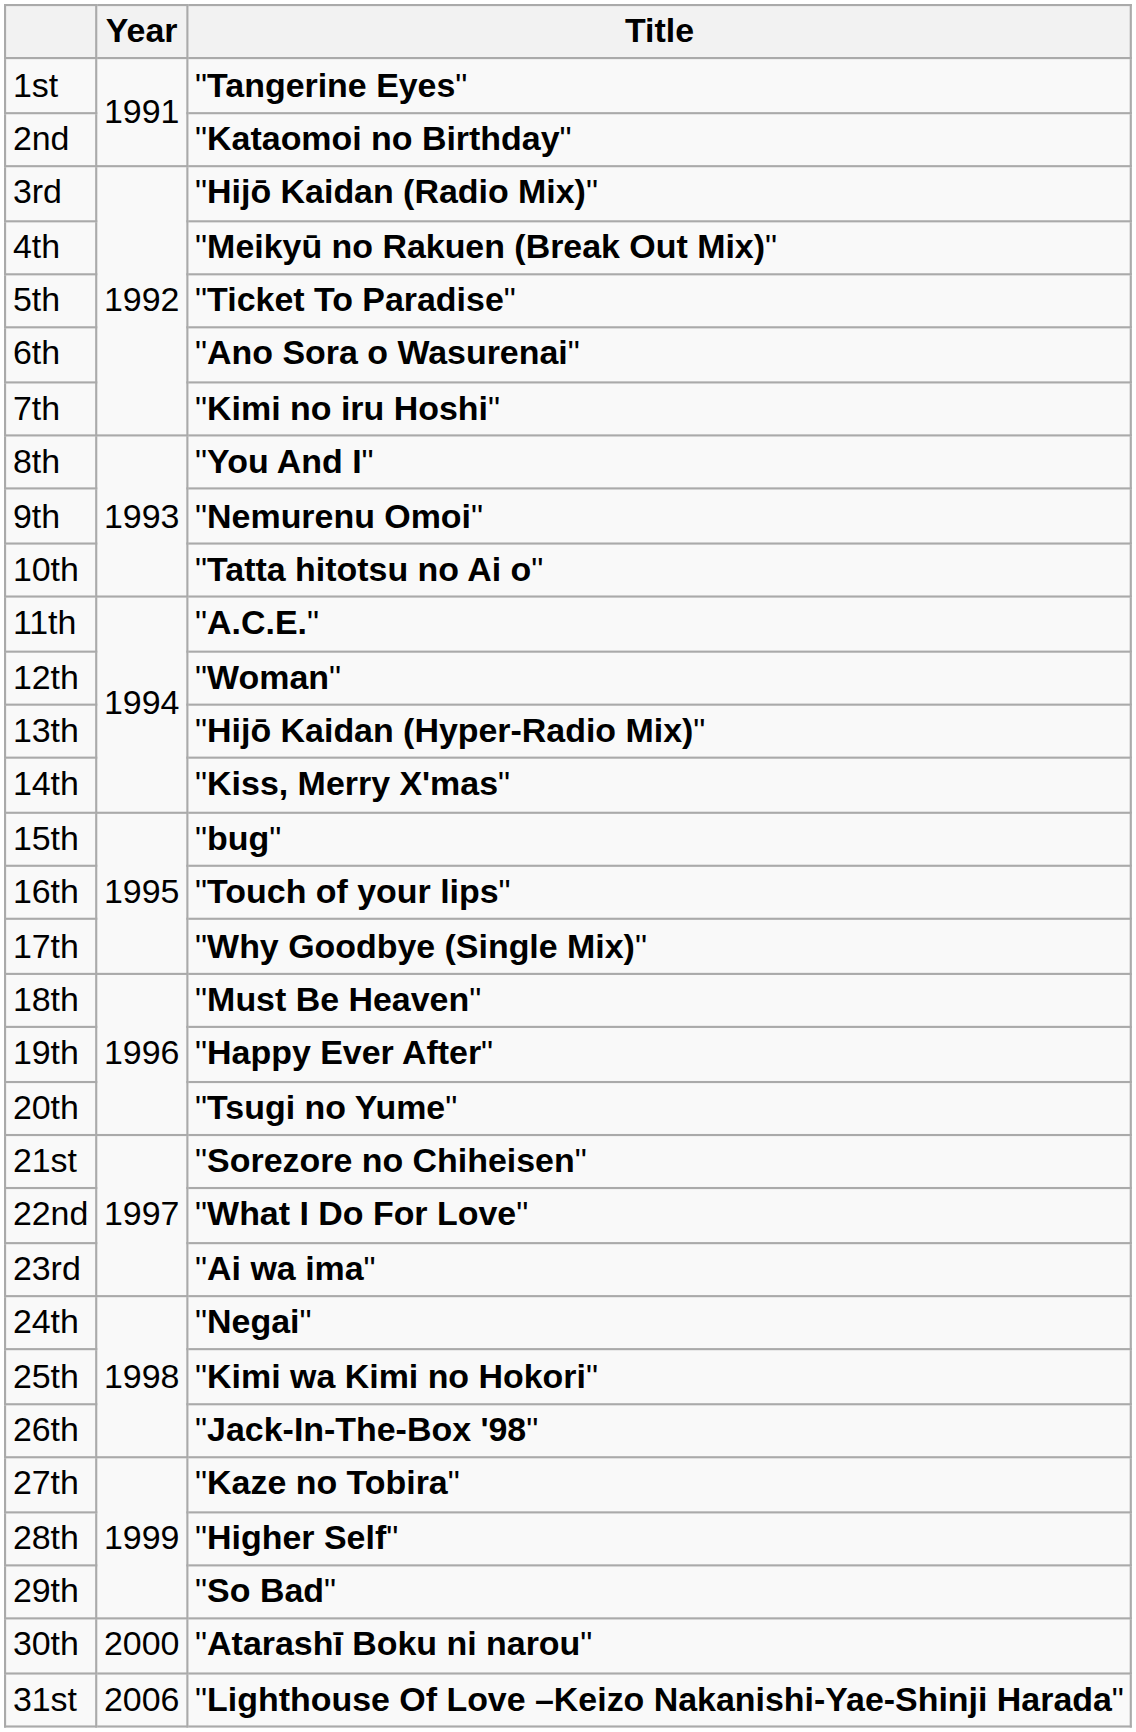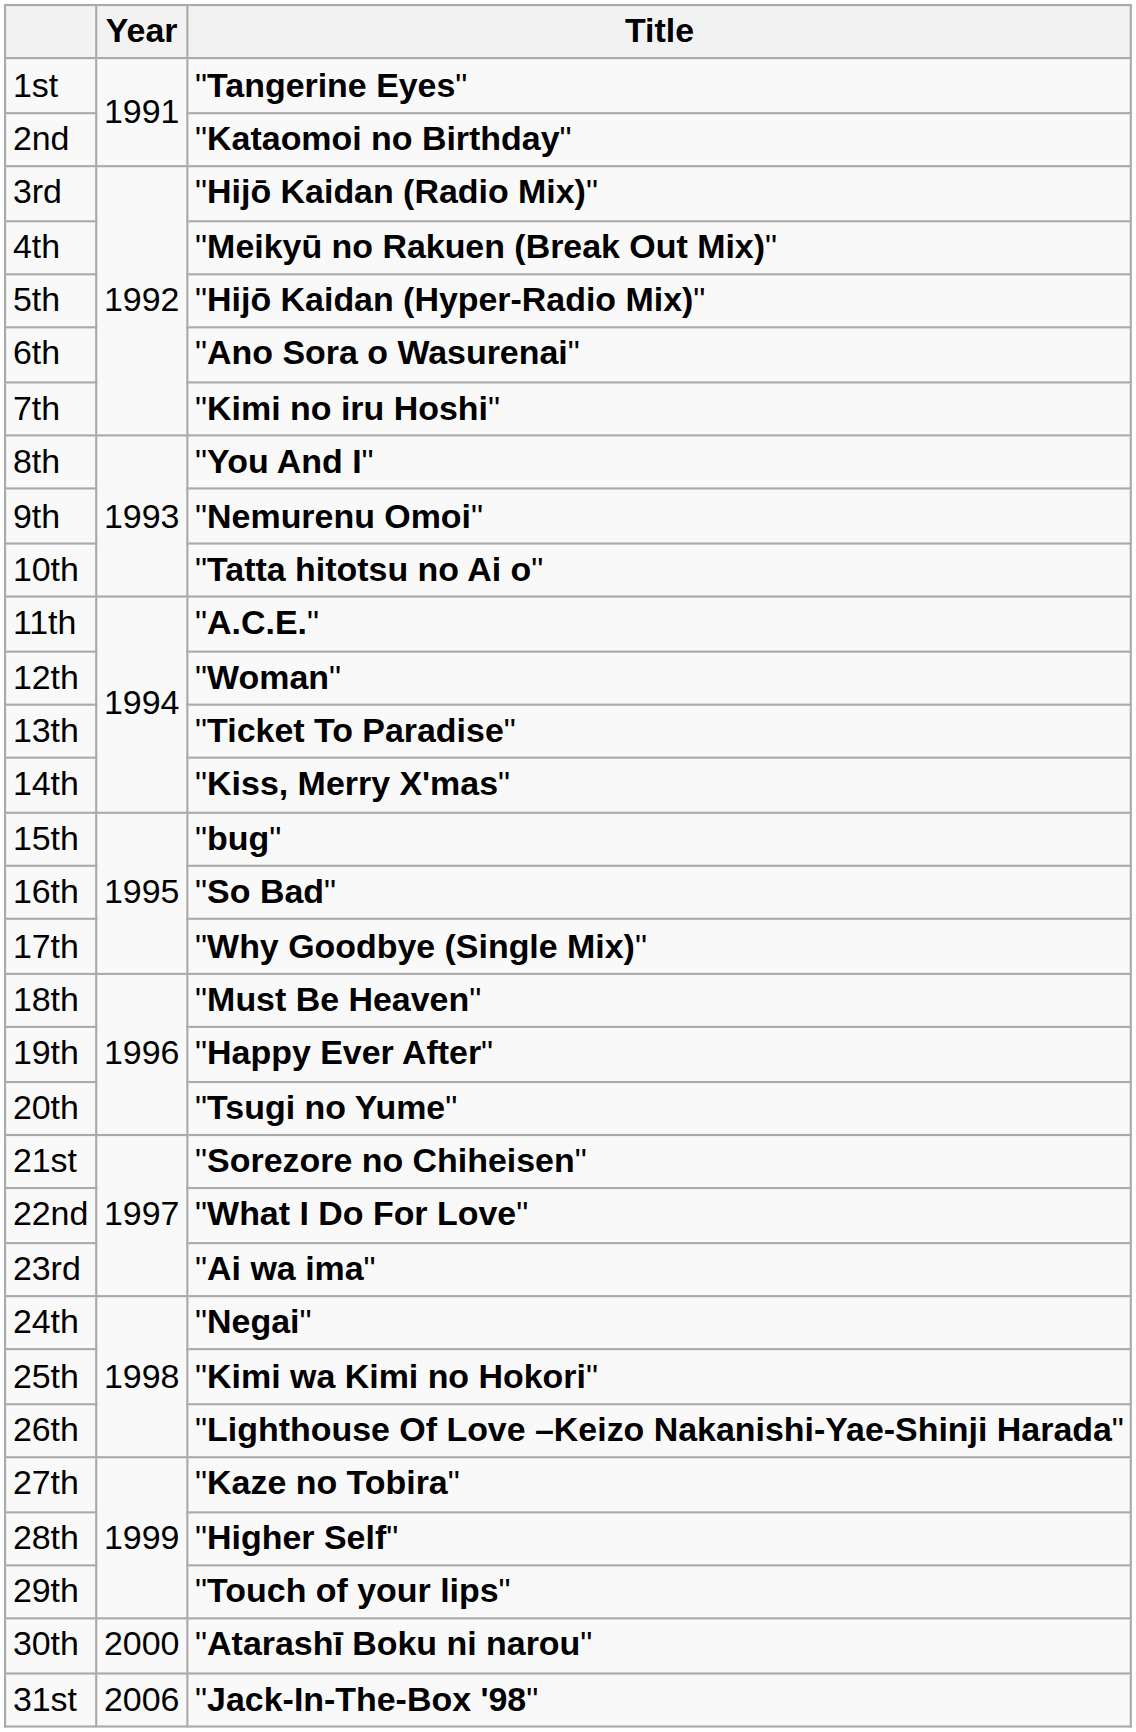(355, 300) "Ticket To Paradise" -> (450, 300) "Hijō Kaidan (Hyper-Radio Mix)"
(450, 730) "Hijō Kaidan (Hyper-Radio Mix)" -> (355, 730) "Ticket To Paradise"
(353, 892) "Touch of your lips" -> (266, 892) "So Bad"
(367, 1430) "Jack-In-The-Box '98" -> (659, 1430) "Lighthouse Of Love –Keizo Nakanishi-Yae-Shinji Harada"
(266, 1591) "So Bad" -> (353, 1591) "Touch of your lips"
(659, 1699) "Lighthouse Of Love –Keizo Nakanishi-Yae-Shinji Harada" -> (367, 1699) "Jack-In-The-Box '98"
